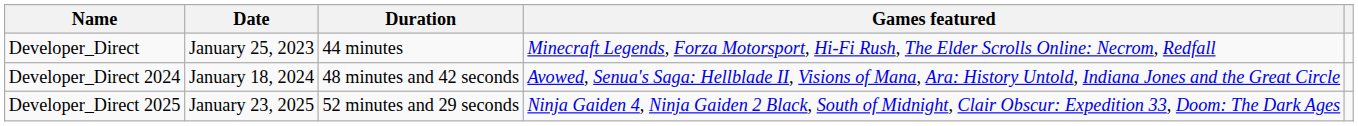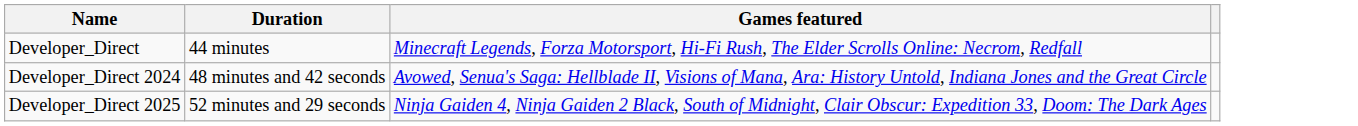- column: (251, 18)
